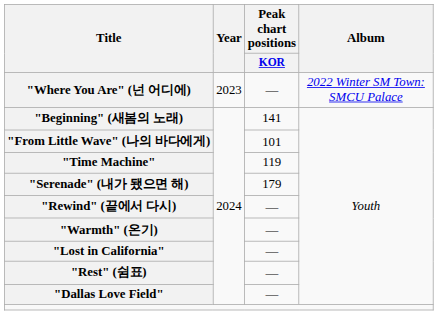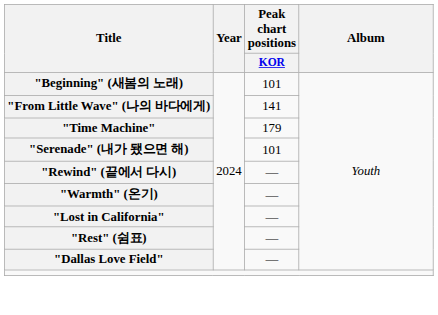- row: (109, 89)
(272, 118) 141 -> (272, 83) 101
(272, 141) 101 -> (272, 106) 141
(272, 162) 119 -> (272, 128) 179
(272, 184) 179 -> (272, 149) 101
